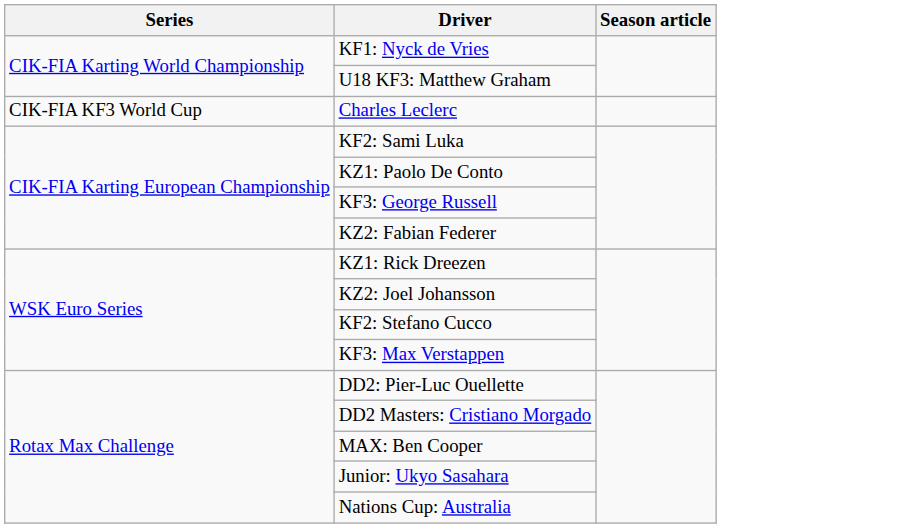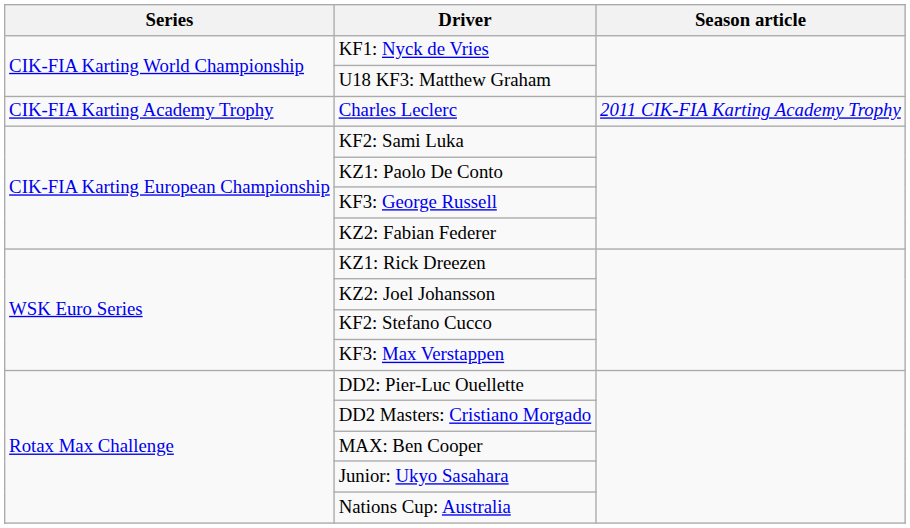- row: (105, 111)
+ row: (141, 111)
